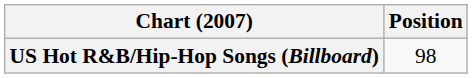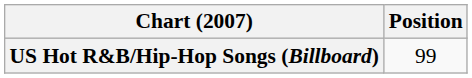(426, 55) 98 -> (426, 55) 99
